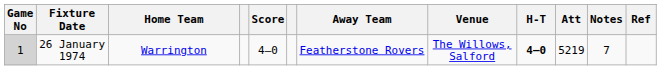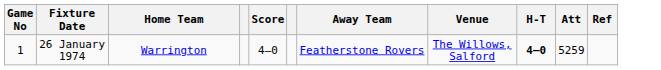- column: (606, 20)
(20, 50) lightgrey background -> (20, 50) no background
(571, 50) 5219 -> (571, 50) 5259
